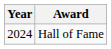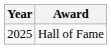(20, 34) 2024 -> (20, 34) 2025
